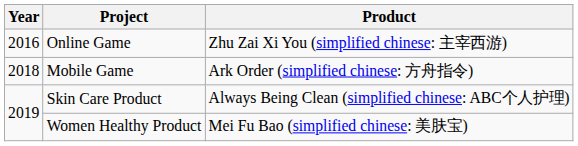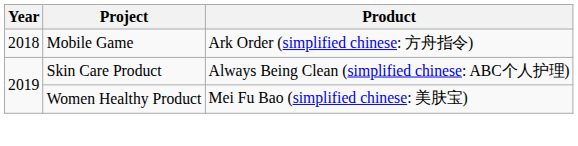- row: (89, 43)
